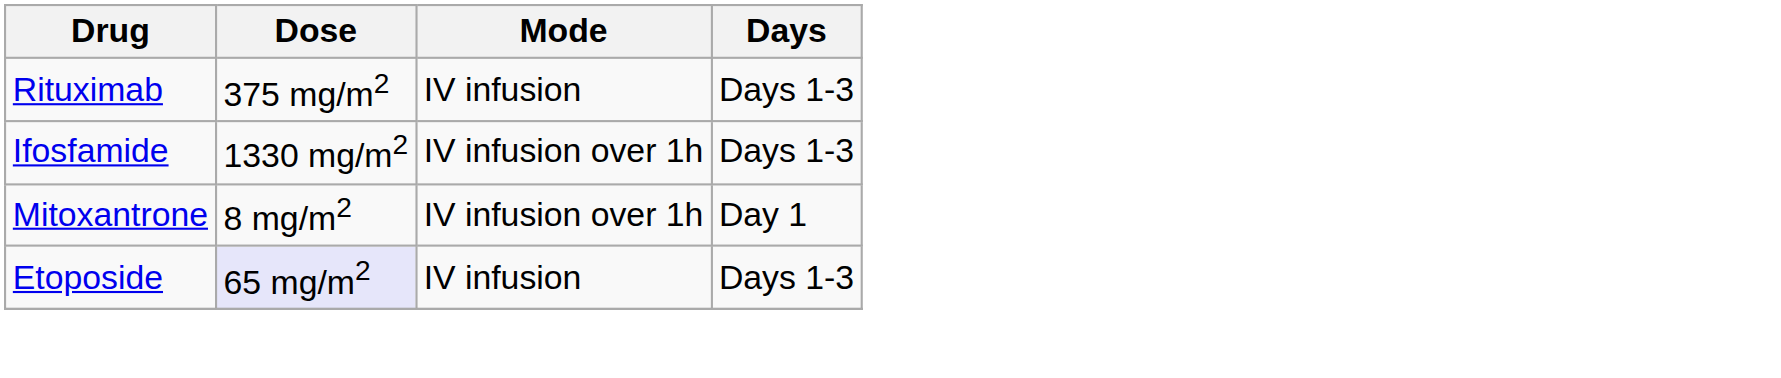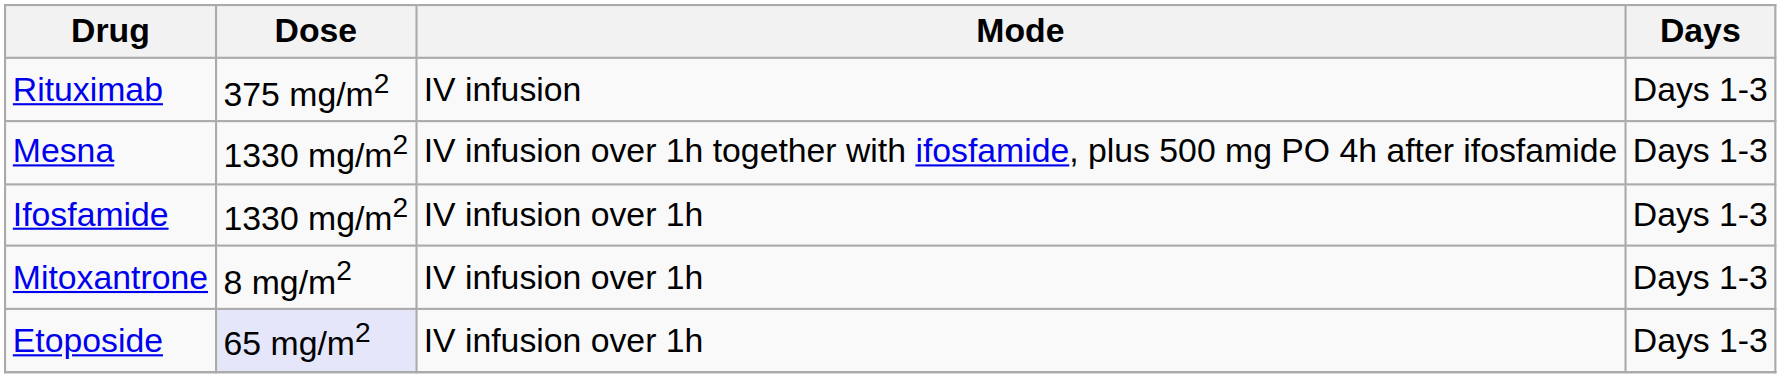+ row: (64, 152)
(763, 214) Day 1 -> (1700, 277) Days 1-3
(503, 277) IV infusion -> (564, 340) IV infusion over 1h
